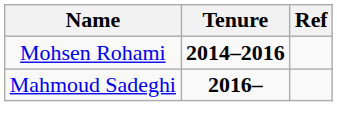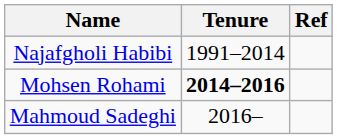+ row: (93, 52)
(235, 84) bold -> (235, 116) normal
